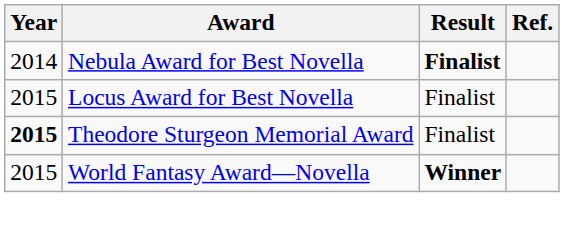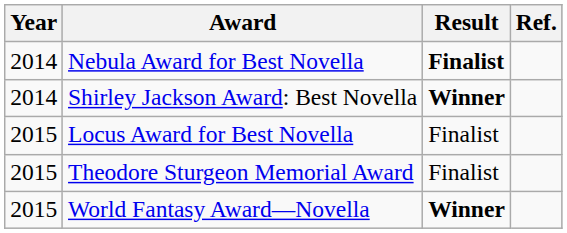+ row: (243, 97)
(34, 135) bold -> (34, 172) normal
